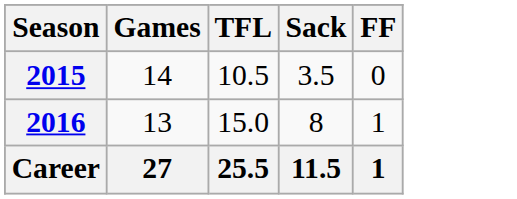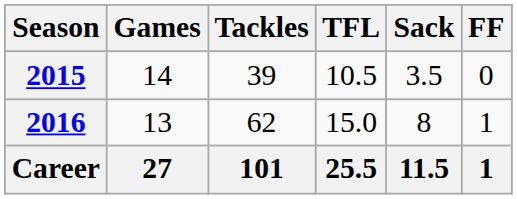+ column: (262, 27)
